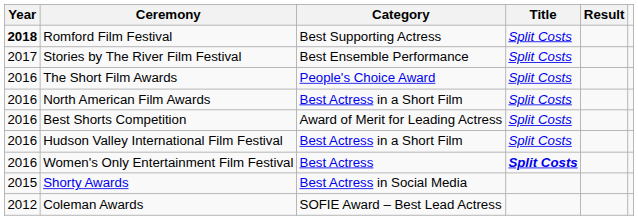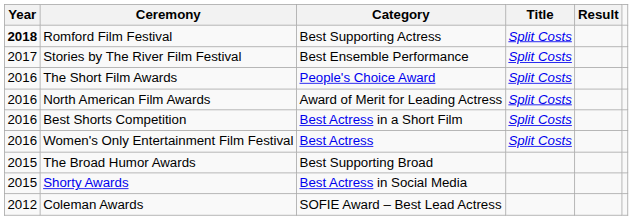(381, 99) Best Actress in a Short Film -> (401, 99) Award of Merit for Leading Actress
(401, 120) Award of Merit for Leading Actress -> (381, 120) Best Actress in a Short Film
- row: (163, 141)
(543, 162) bold -> (540, 141) normal
+ row: (119, 162)
